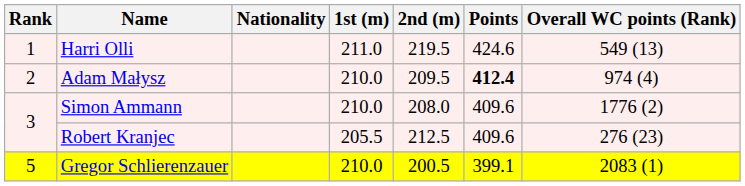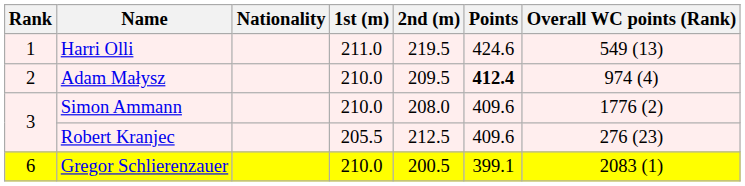(31, 166) 5 -> (31, 166) 6
